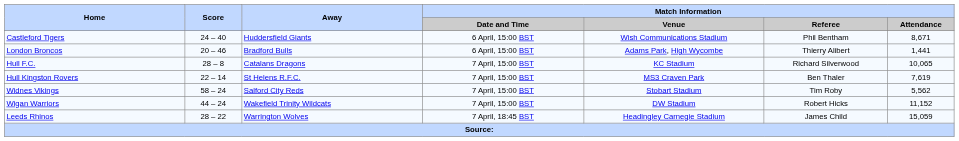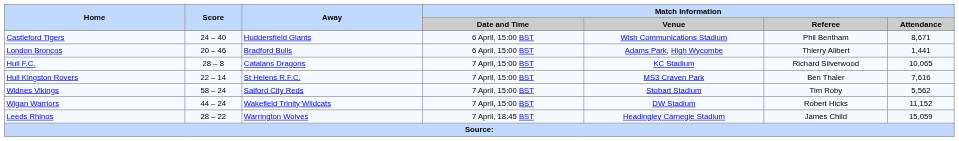(921, 77) 7,619 -> (921, 77) 7,616
